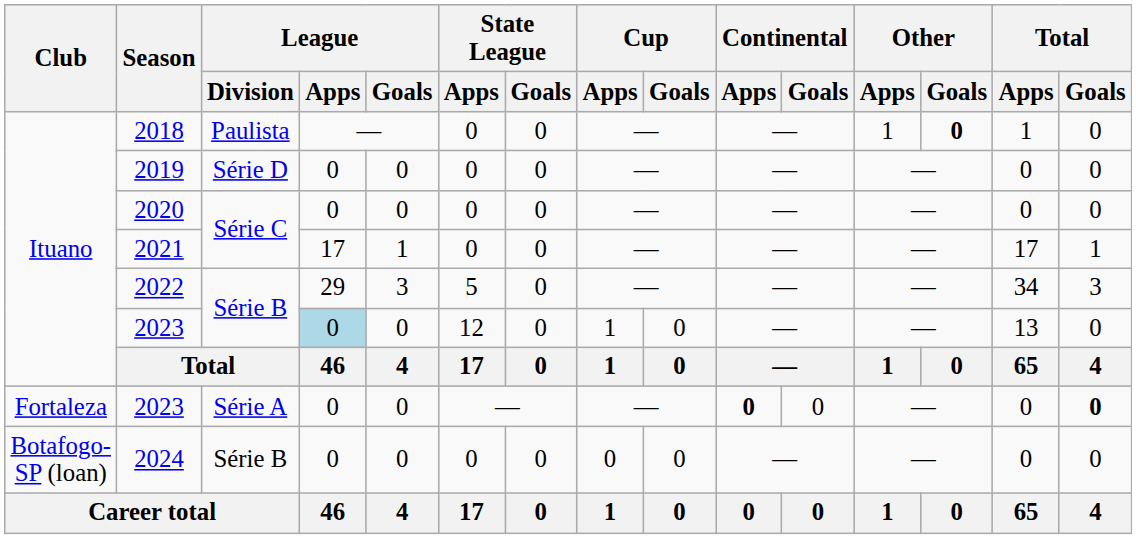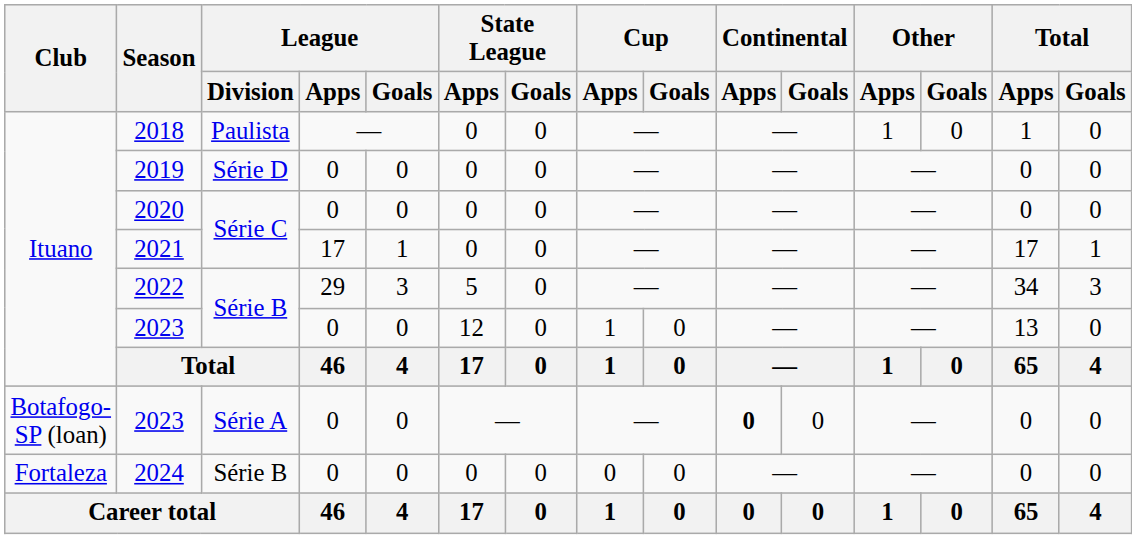(957, 130) bold -> (957, 130) normal
(333, 327) lightblue background -> (333, 327) no background
(61, 406) Fortaleza -> (61, 419) Botafogo-SP (loan)
(1095, 406) bold -> (1095, 419) normal
(61, 459) Botafogo-SP (loan) -> (61, 473) Fortaleza
